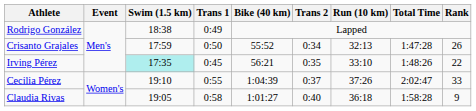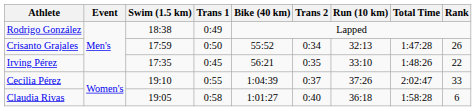(160, 63) paleturquoise background -> (160, 63) no background
(457, 97) 9 -> (457, 97) 6
